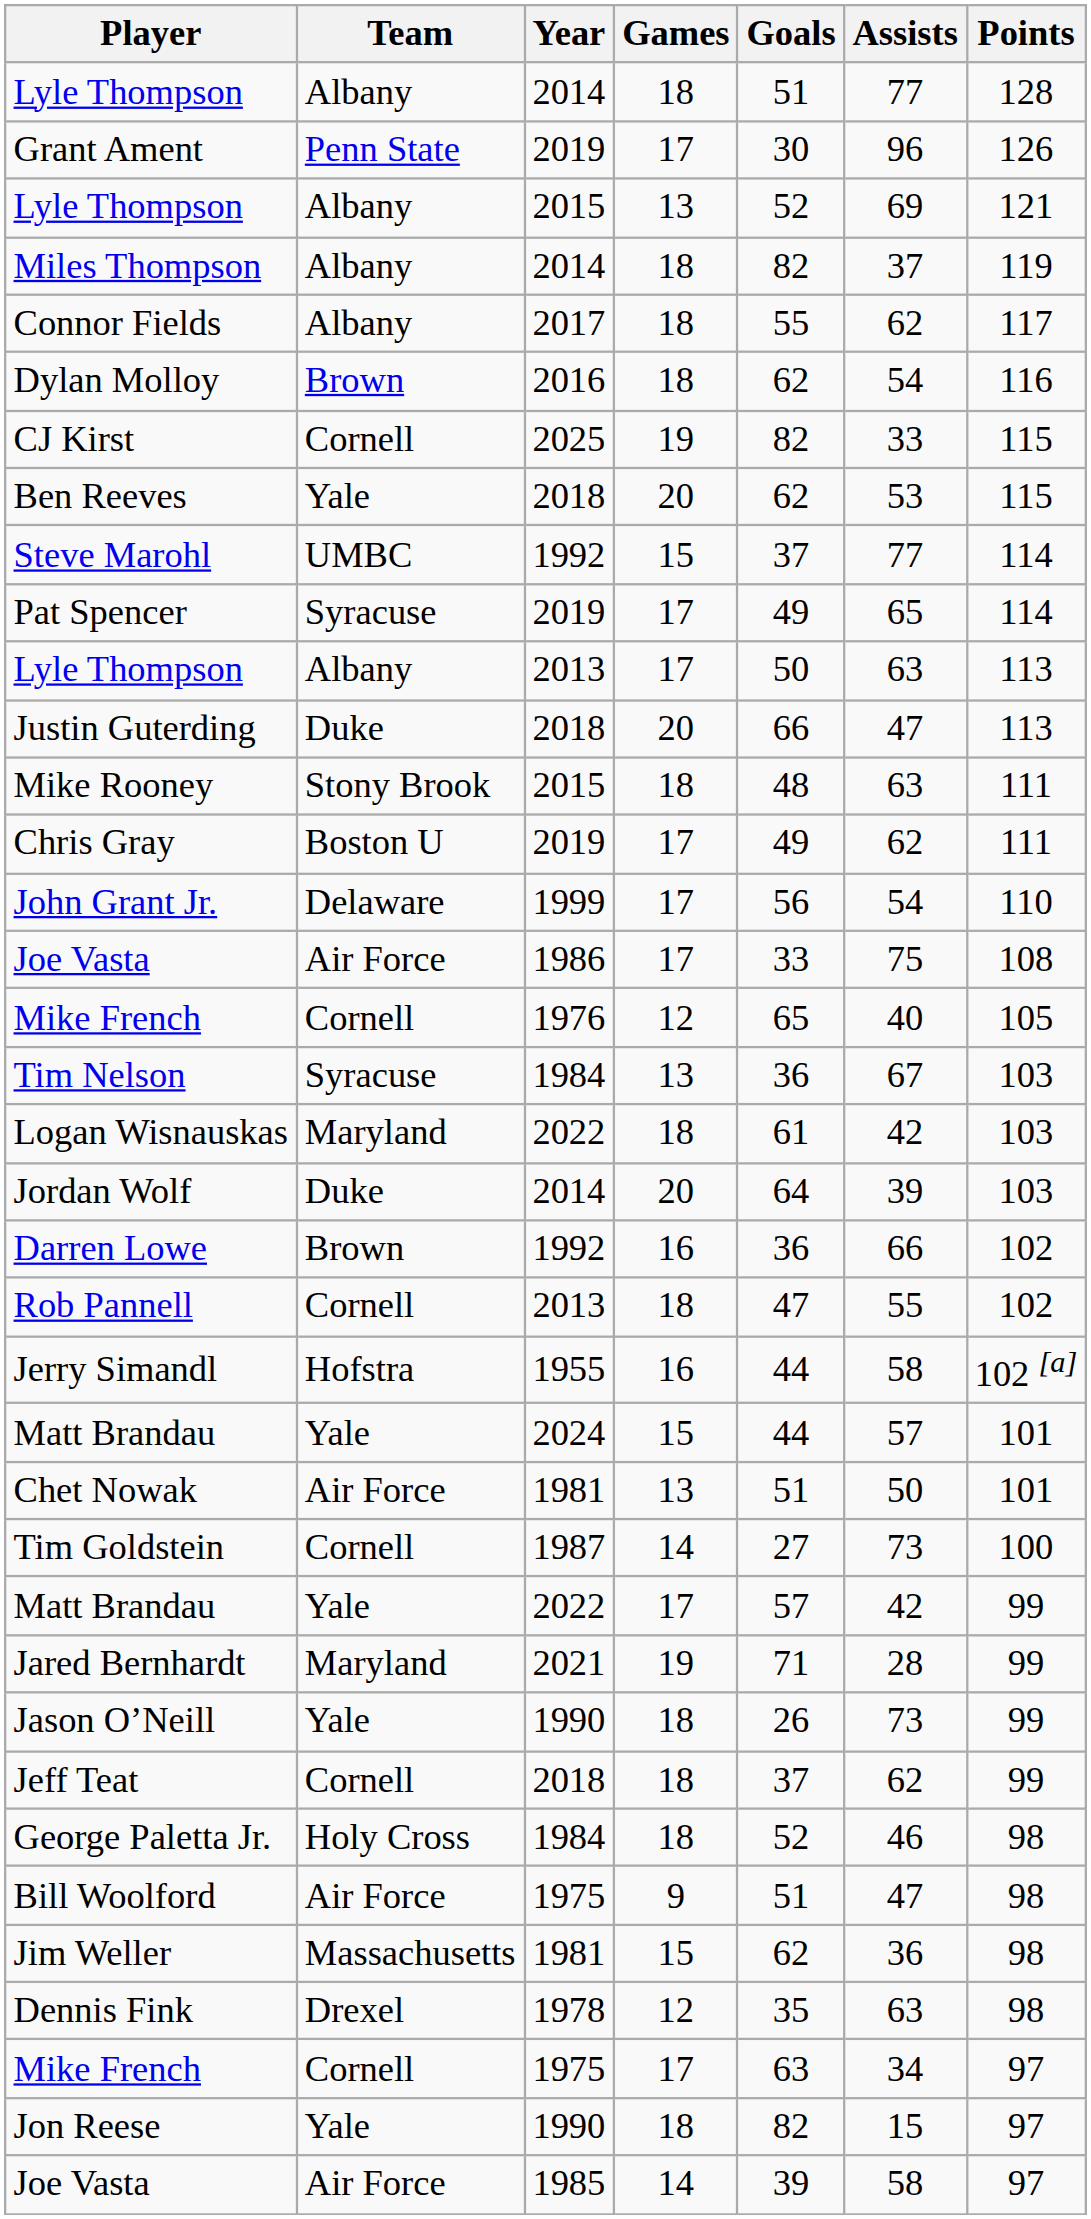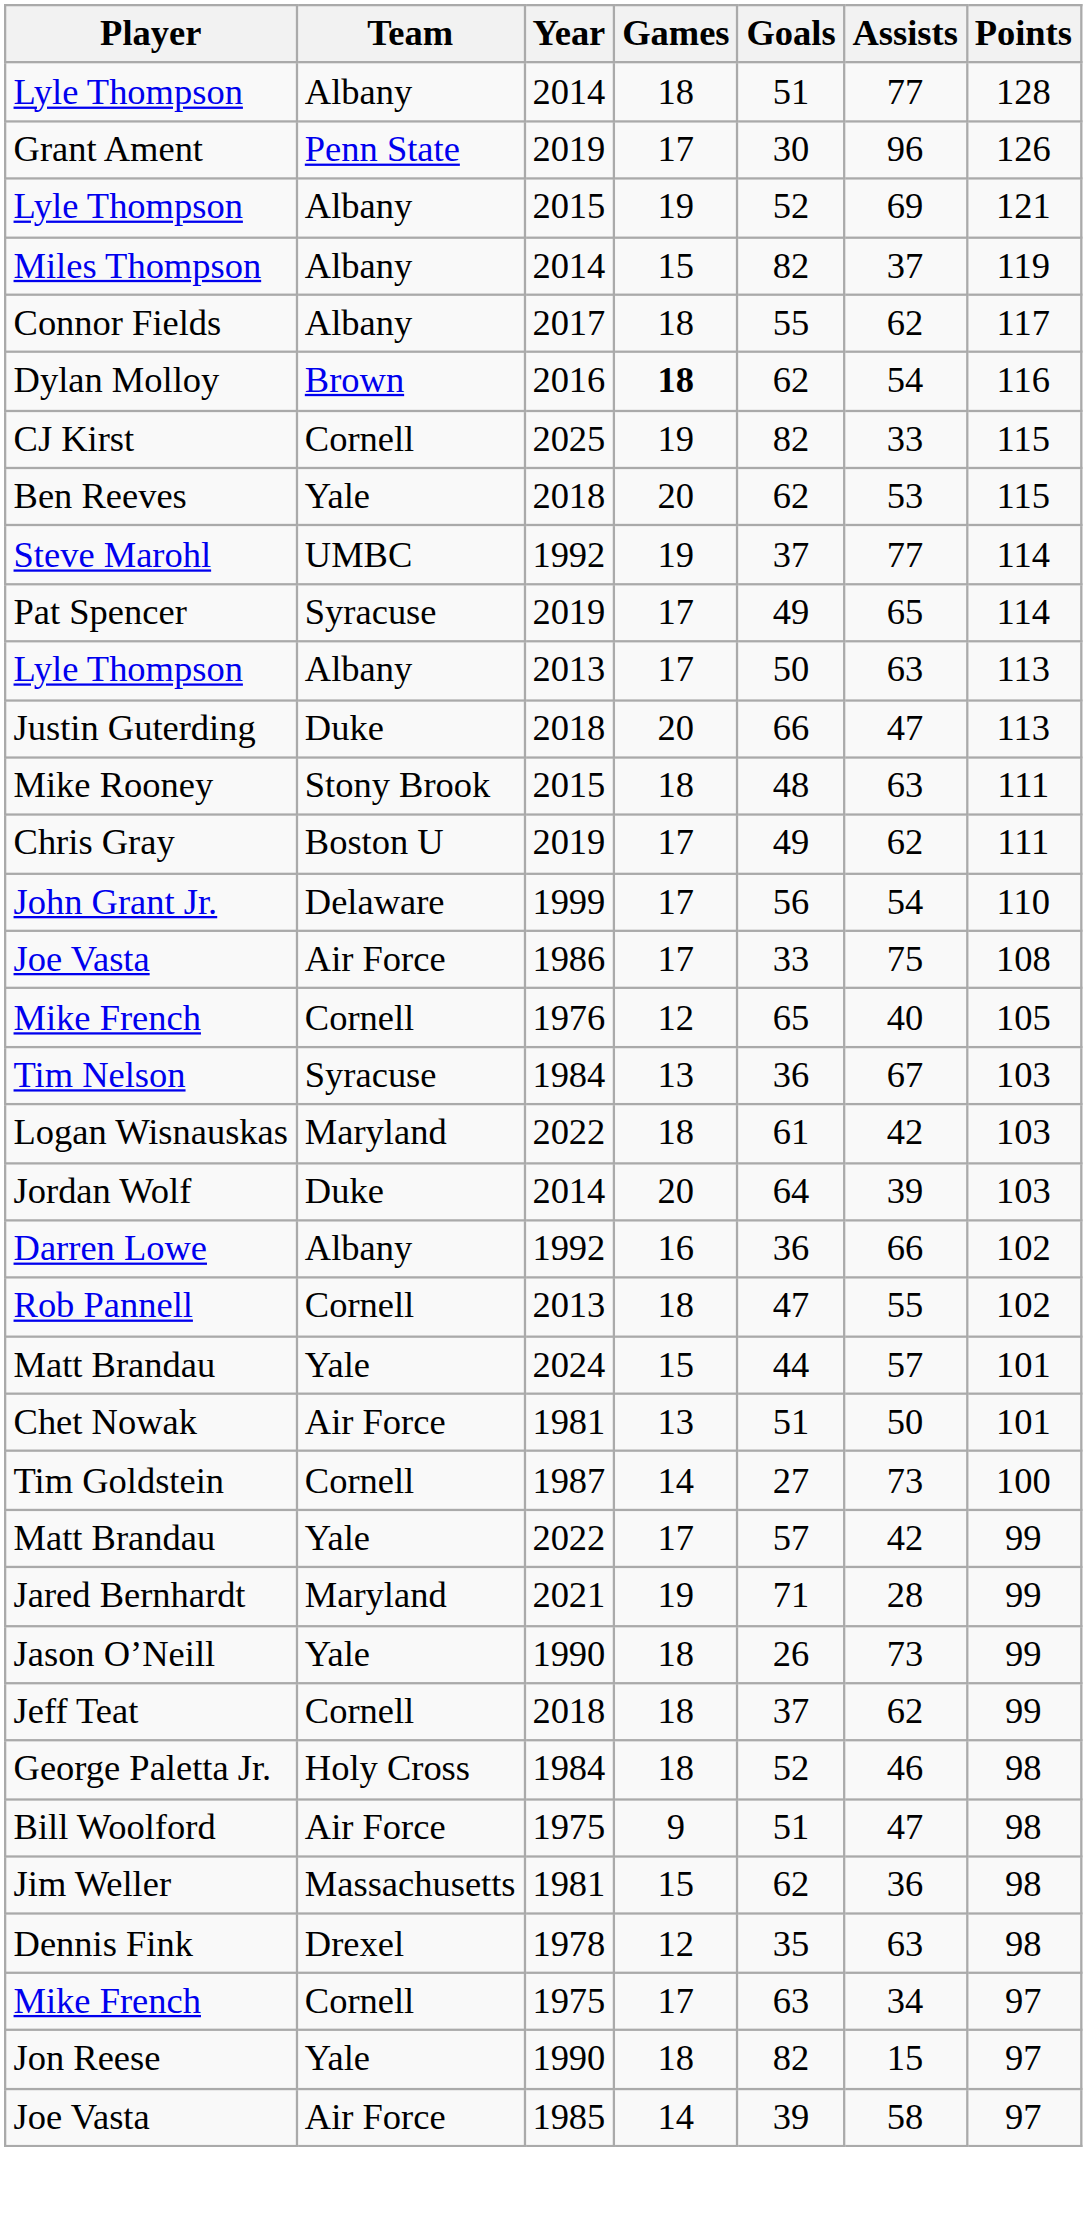(676, 206) 13 -> (676, 206) 19
(676, 264) 18 -> (676, 264) 15
(676, 380) normal -> (676, 380) bold
(676, 554) 15 -> (676, 554) 19
(354, 1248) Brown -> (359, 1248) Albany
- row: (115, 1369)
